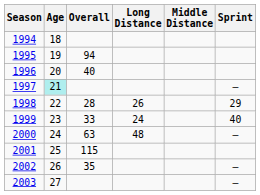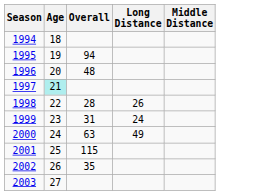- column: (235, 18)
(89, 71) 40 -> (89, 71) 48
(89, 119) 33 -> (89, 119) 31
(138, 135) 48 -> (138, 135) 49
